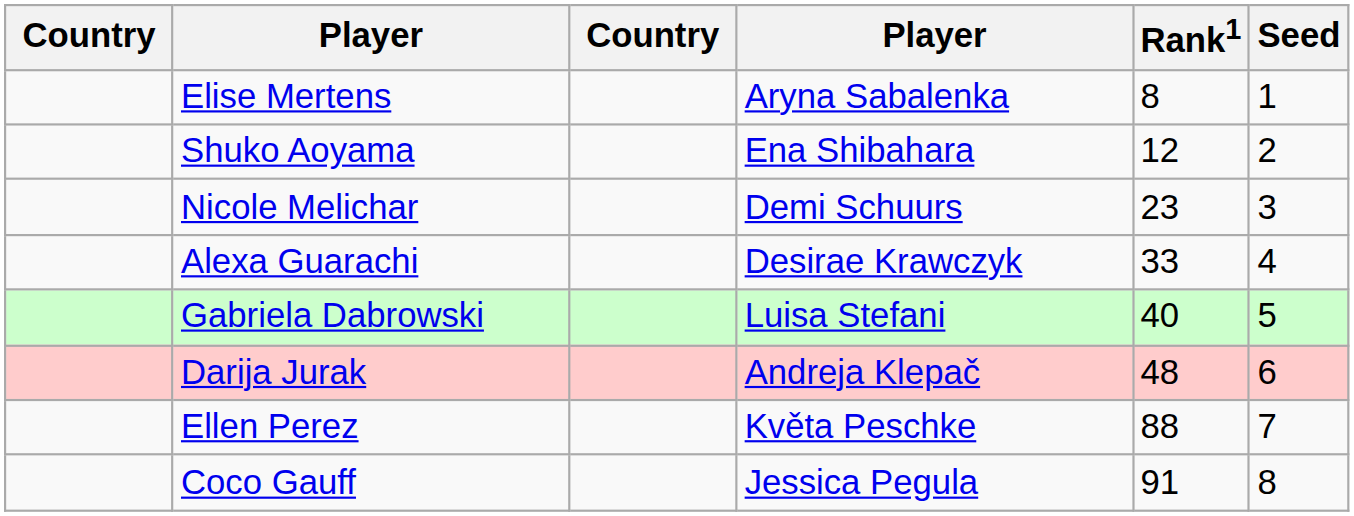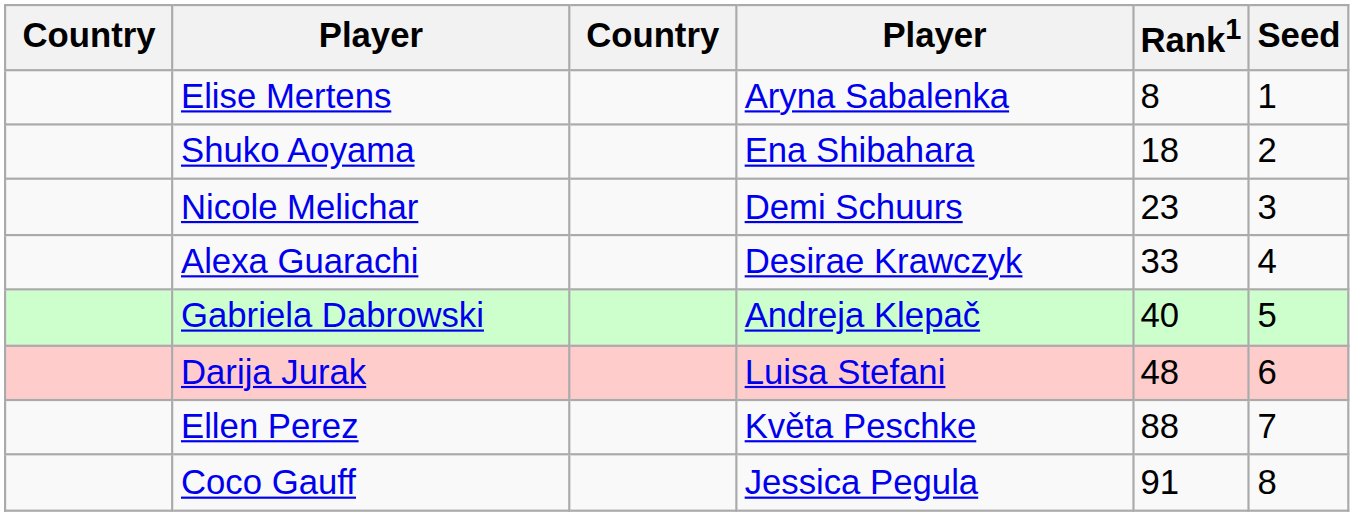(1160, 151) 12 -> (1160, 151) 18
(845, 316) Luisa Stefani -> (862, 316) Andreja Klepač
(862, 371) Andreja Klepač -> (845, 371) Luisa Stefani
